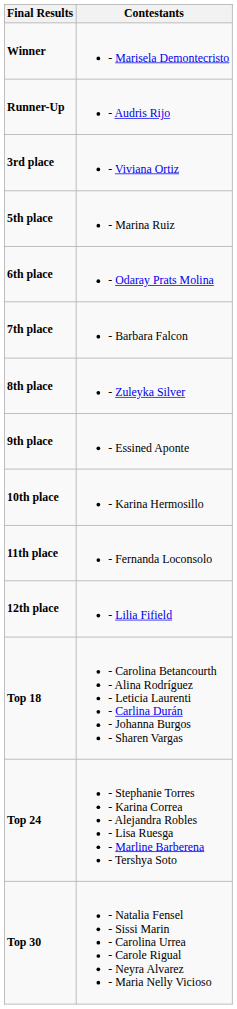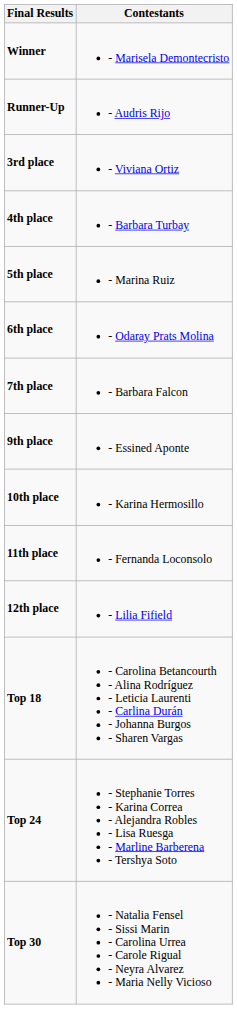+ row: (30, 218)
- row: (30, 385)
